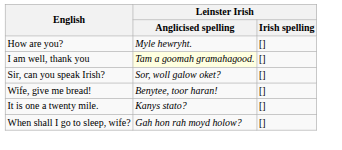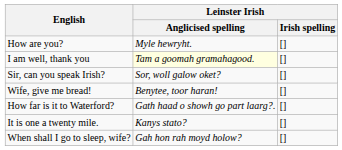+ row: (61, 106)
